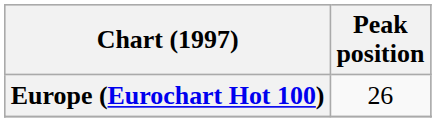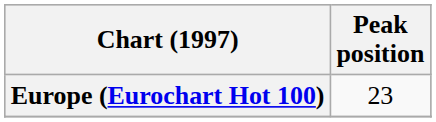(380, 95) 26 -> (380, 95) 23
